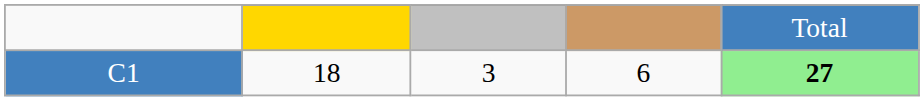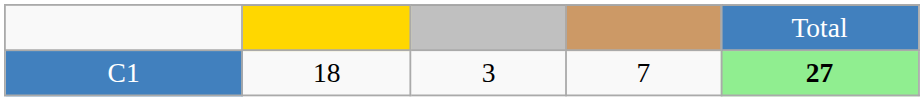(643, 72) 6 -> (643, 72) 7
